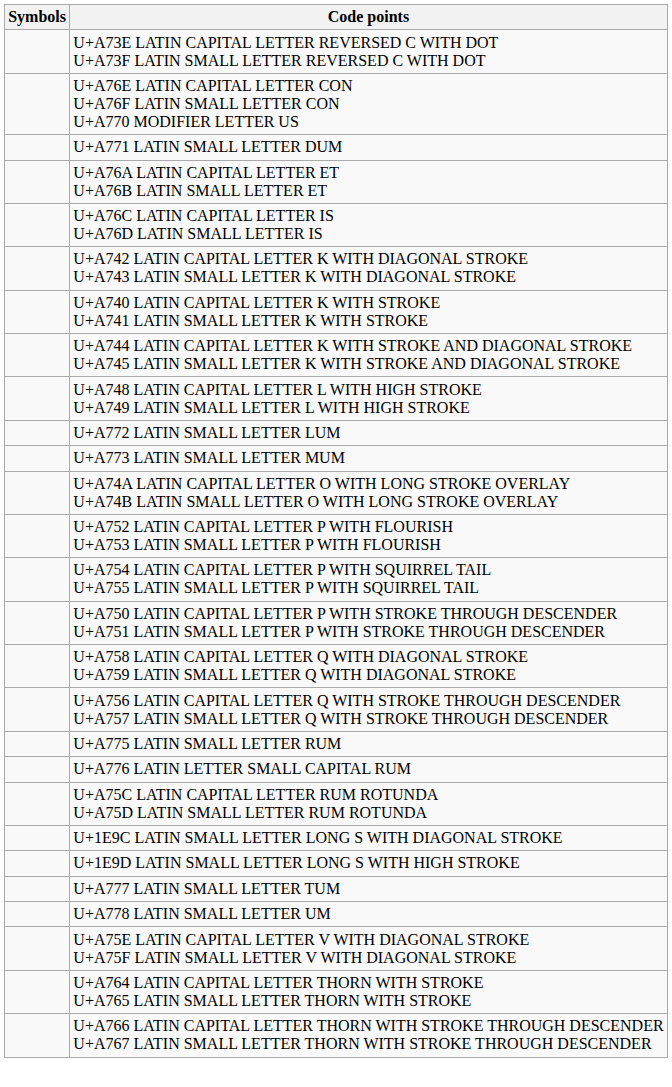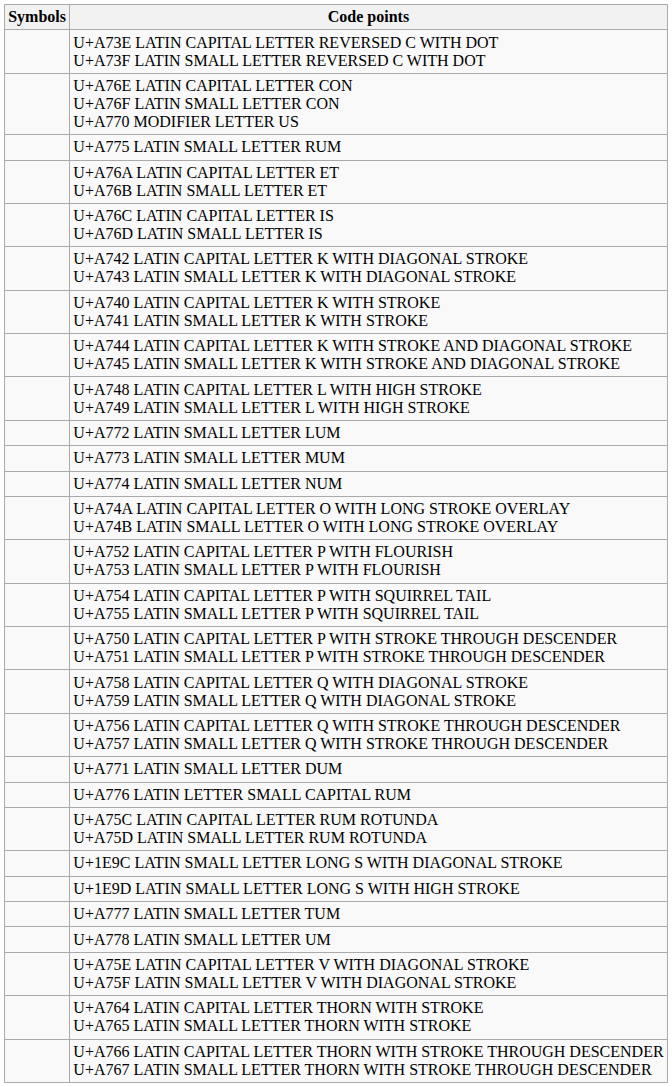rows swapped: (208, 147) <-> (207, 743)
+ row: (208, 483)
